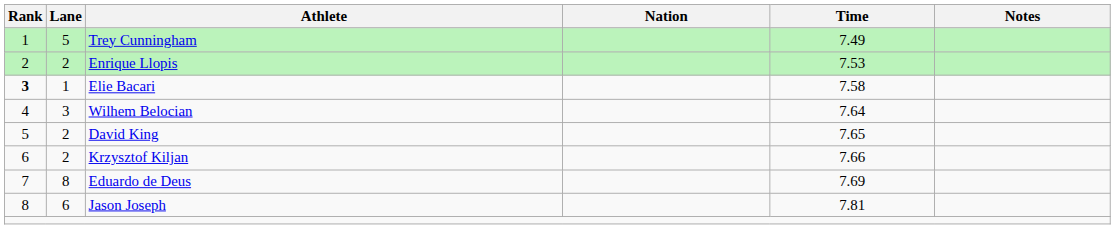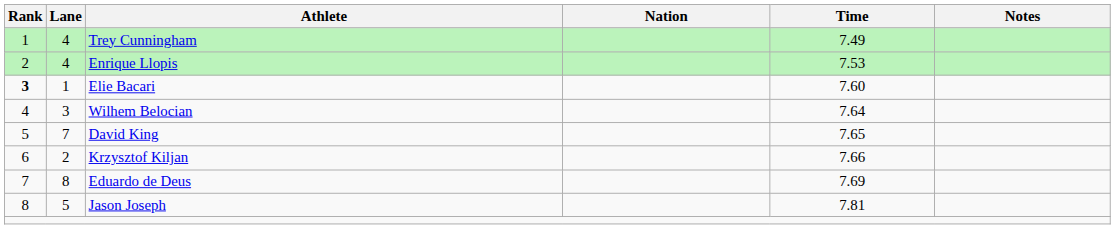(66, 39) 5 -> (66, 39) 4
(66, 63) 2 -> (66, 63) 4
(852, 87) 7.58 -> (852, 87) 7.60
(66, 134) 2 -> (66, 134) 7
(66, 205) 6 -> (66, 205) 5
